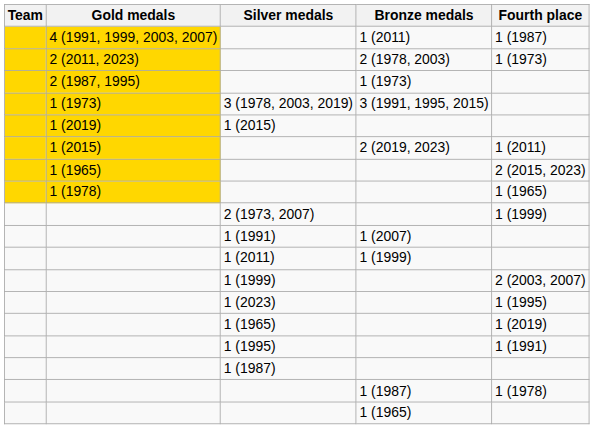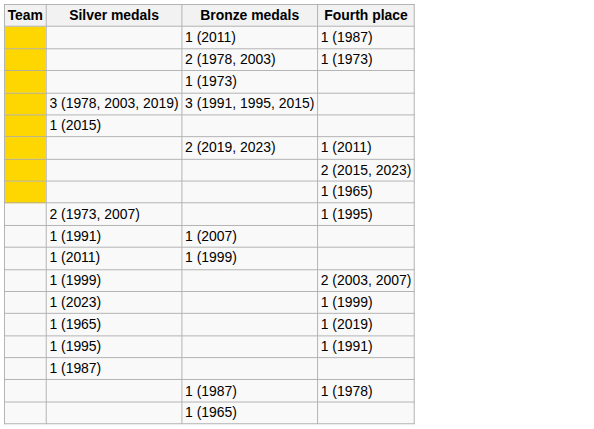- column: (133, 15)
(521, 214) 1 (1999) -> (347, 214) 1 (1995)
(521, 302) 1 (1995) -> (347, 302) 1 (1999)
